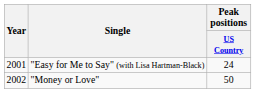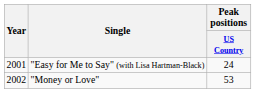(229, 80) 50 -> (229, 80) 53
